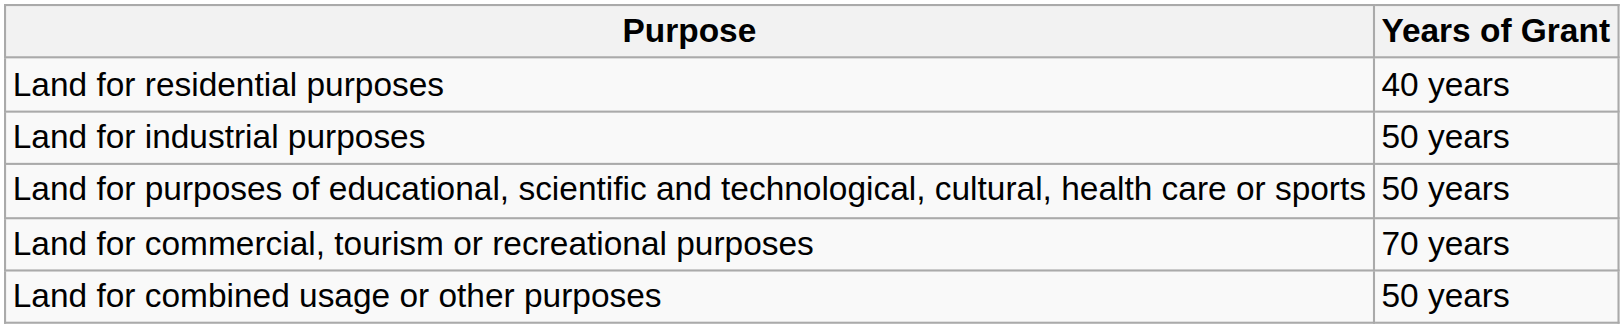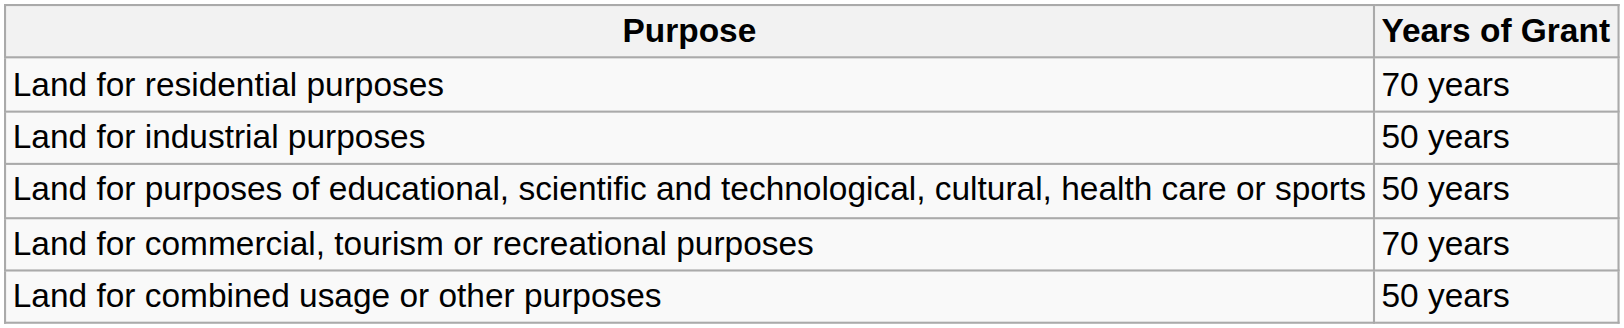(1446, 84) 40 years -> (1446, 84) 70 years
